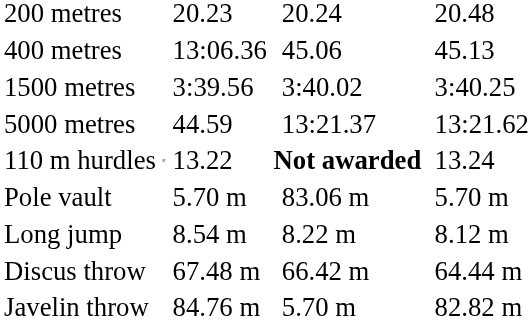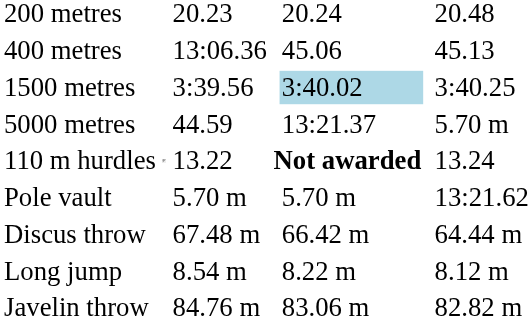(322, 87) no background -> (322, 87) lightblue background
(482, 123) 13:21.62 -> (472, 123) 5.70 m
(326, 197) 83.06 m -> (319, 197) 5.70 m
(472, 197) 5.70 m -> (482, 197) 13:21.62
rows swapped: (63, 234) <-> (75, 270)
(319, 307) 5.70 m -> (326, 307) 83.06 m
